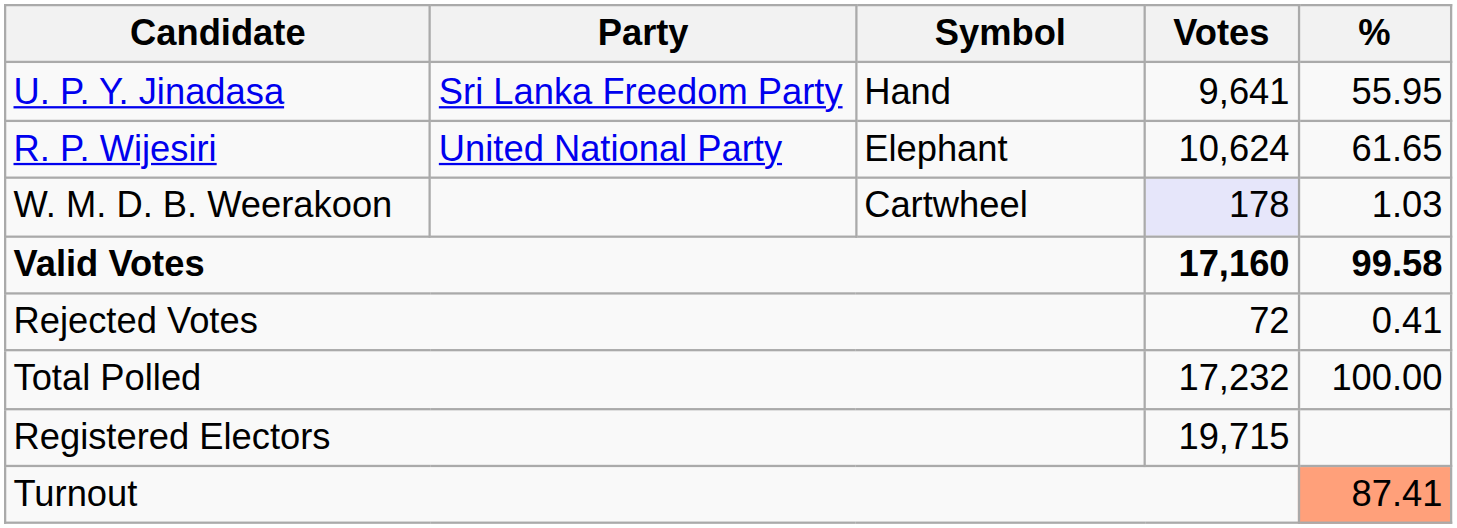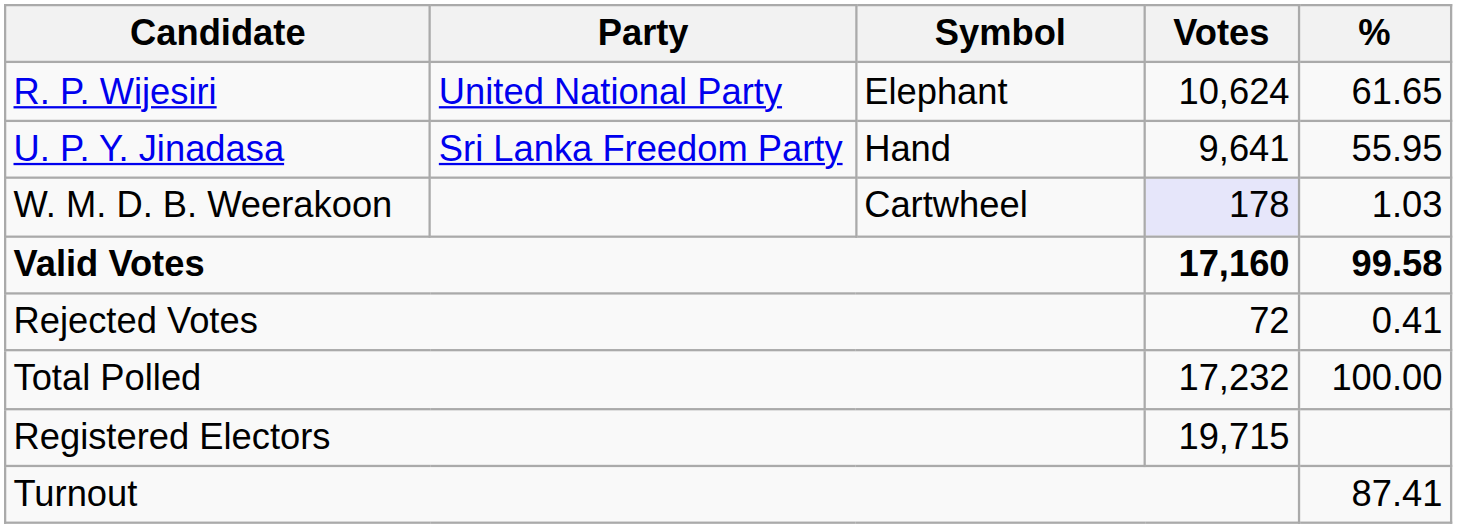rows swapped: (115, 148) <-> (149, 90)
(1397, 494) lightsalmon background -> (1397, 494) no background
